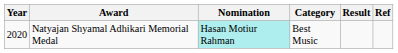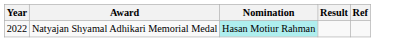- column: (315, 12)
(17, 34) 2020 -> (17, 28) 2022
